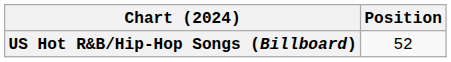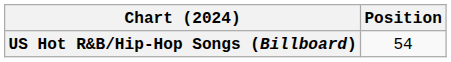(403, 44) 52 -> (403, 44) 54
